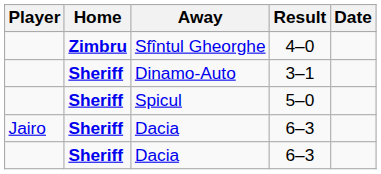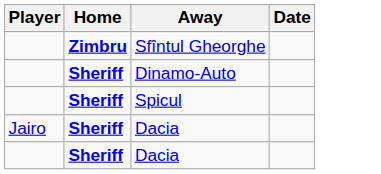- column: (300, 18)
